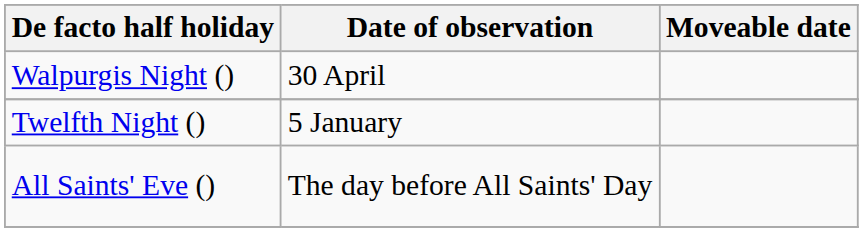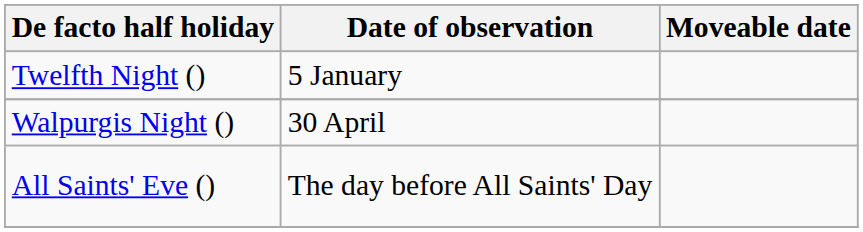rows swapped: (109, 121) <-> (123, 74)
